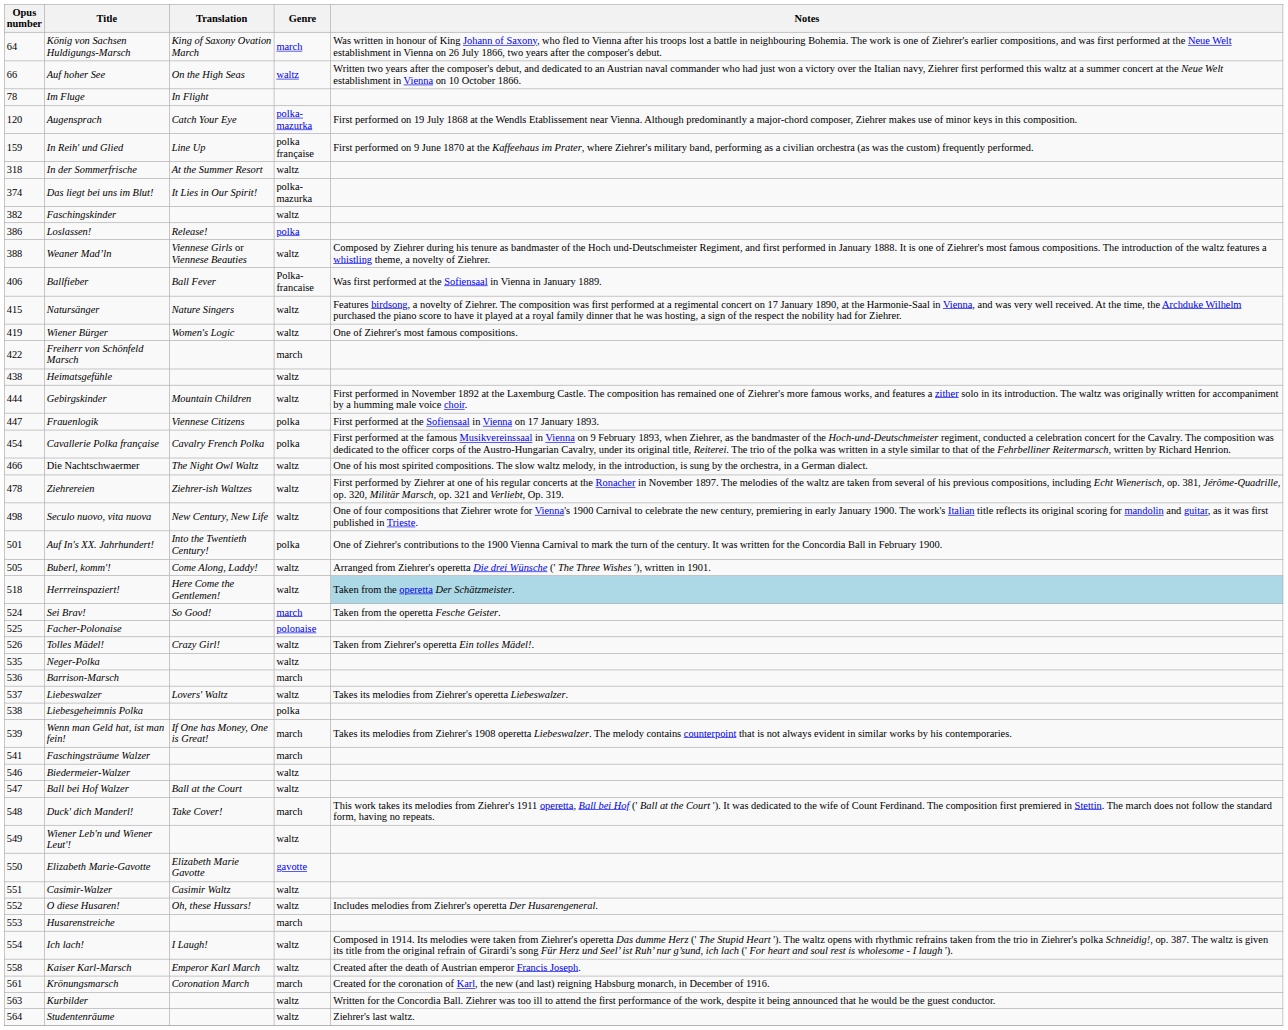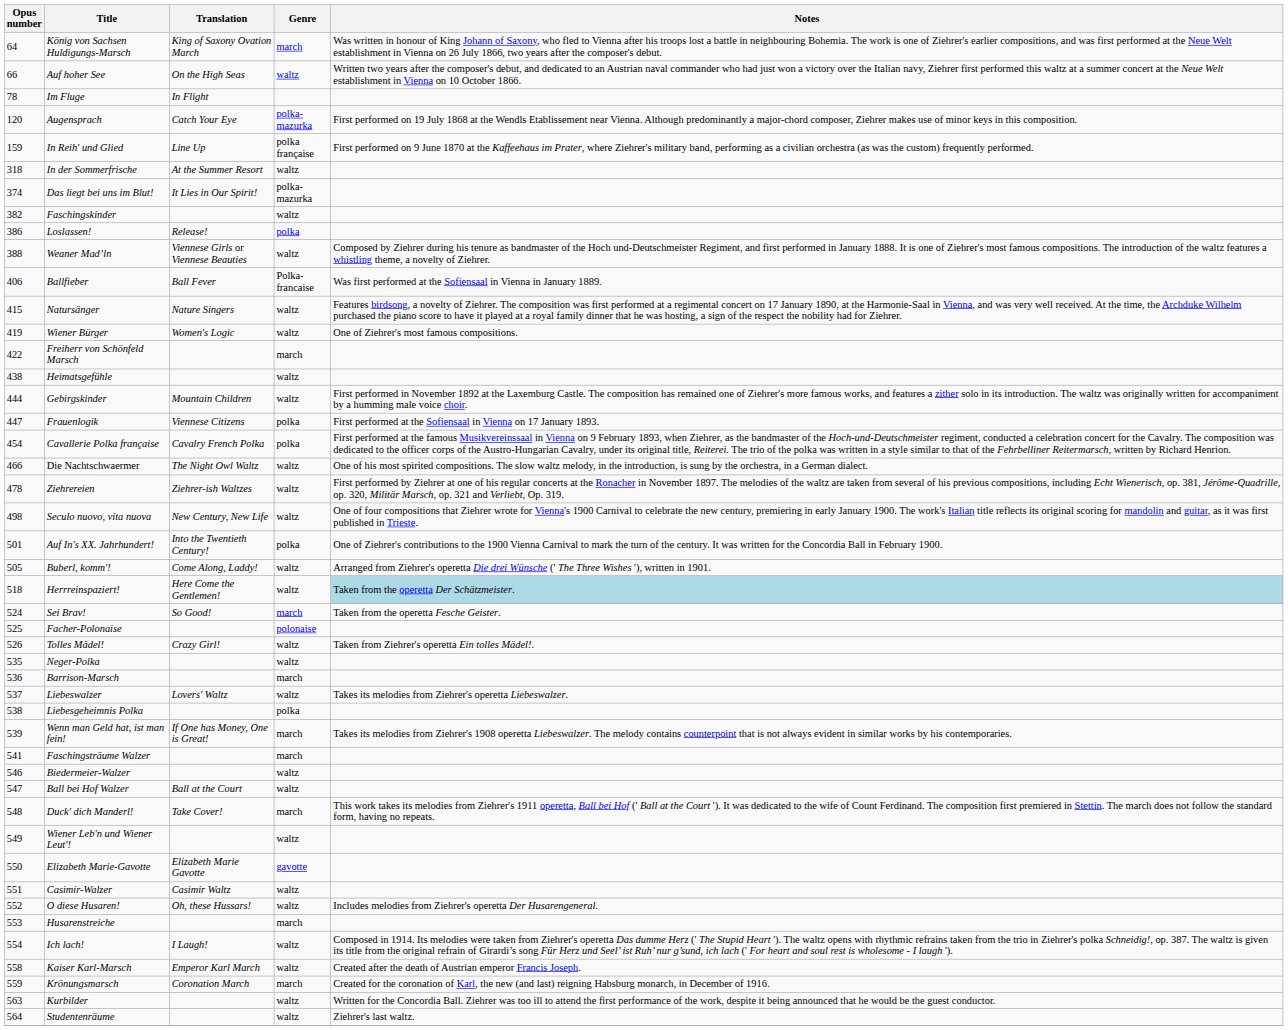(15, 984) 561 -> (15, 984) 559
